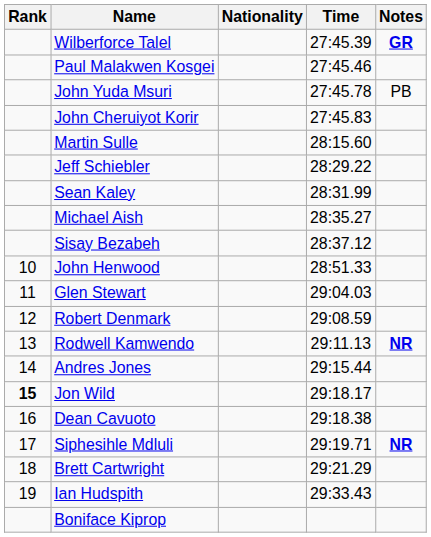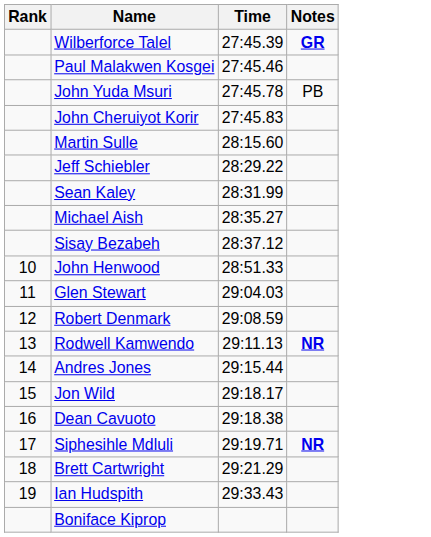- column: (262, 17)
(28, 393) bold -> (28, 393) normal
